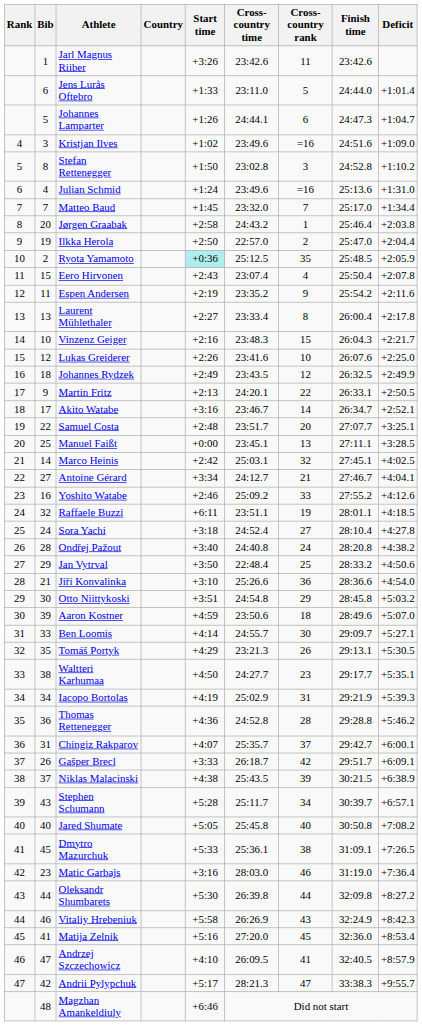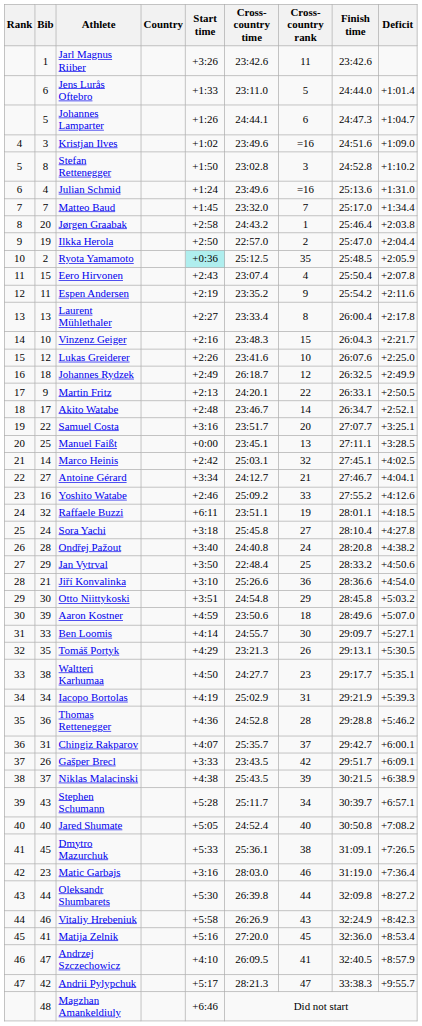(252, 374) 23:43.5 -> (252, 374) 26:18.7
(205, 409) +3:16 -> (205, 409) +2:48
(205, 426) +2:48 -> (205, 426) +3:16
(252, 530) 24:52.4 -> (252, 530) 25:45.8
(252, 761) 26:18.7 -> (252, 761) 23:43.5
(252, 825) 25:45.8 -> (252, 825) 24:52.4
